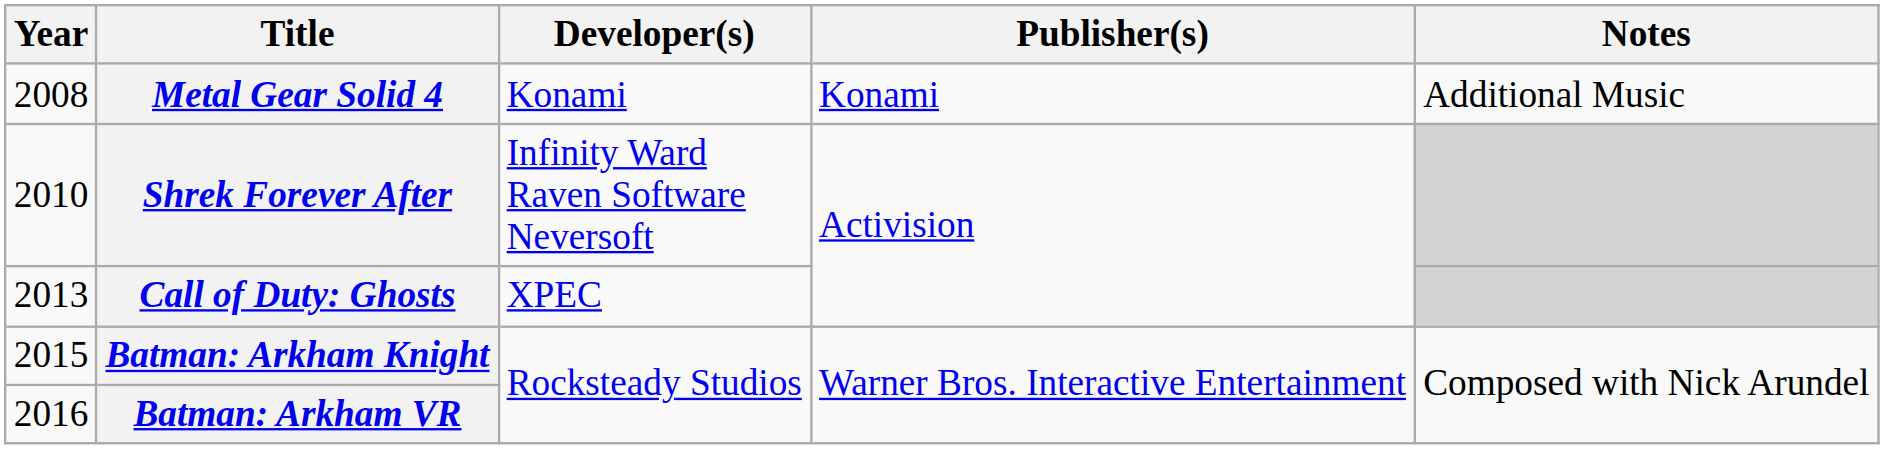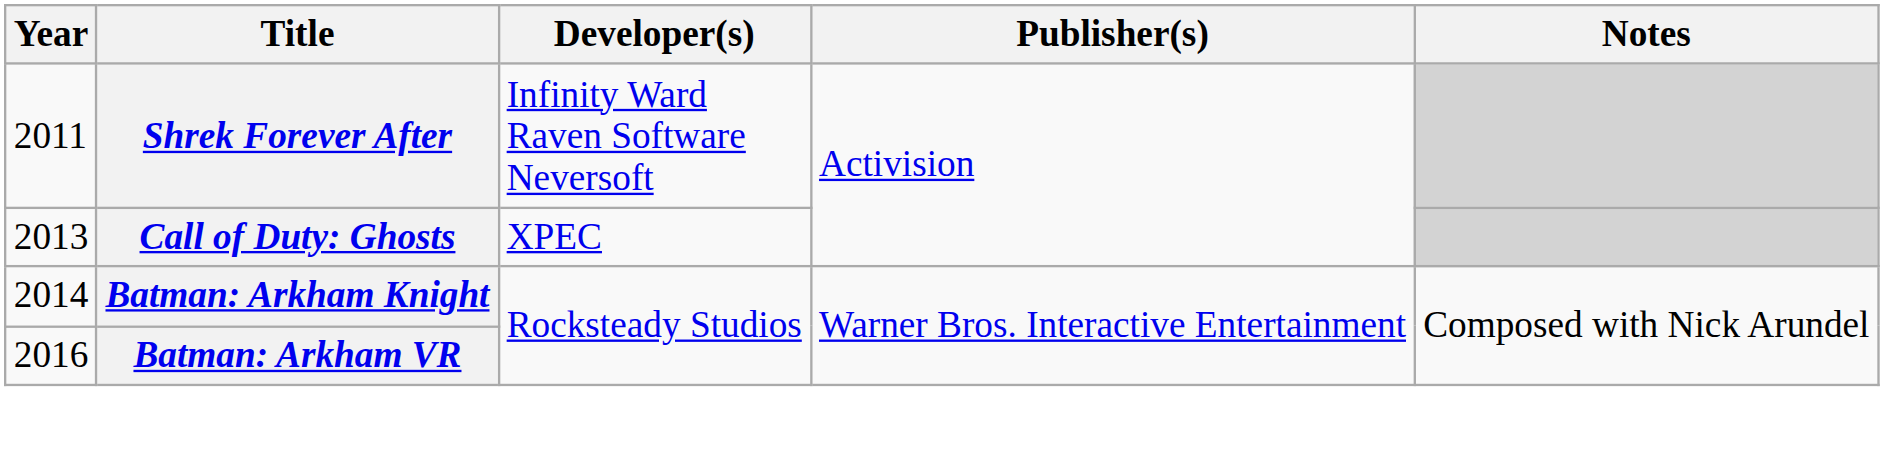- row: (297, 93)
(51, 194) 2010 -> (50, 135) 2011
(51, 354) 2015 -> (51, 295) 2014
